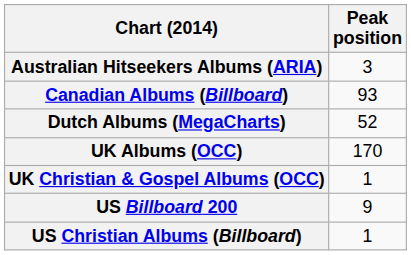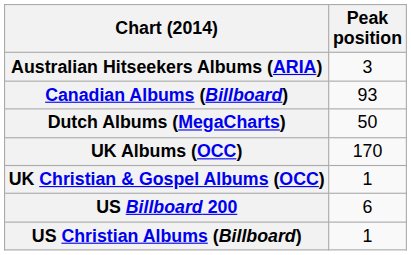(367, 123) 52 -> (367, 123) 50
(367, 207) 9 -> (367, 207) 6
